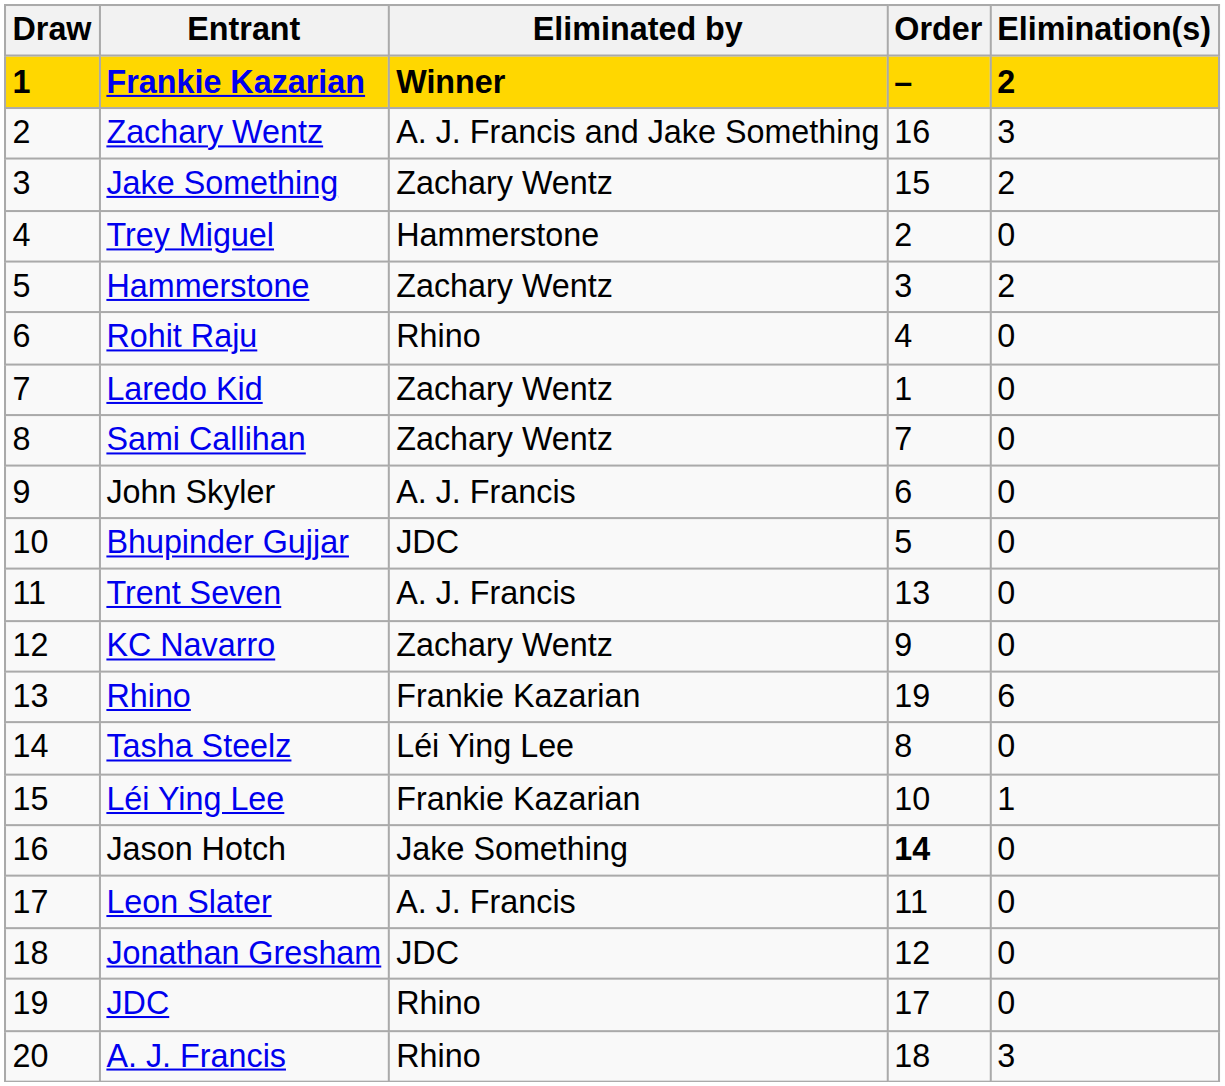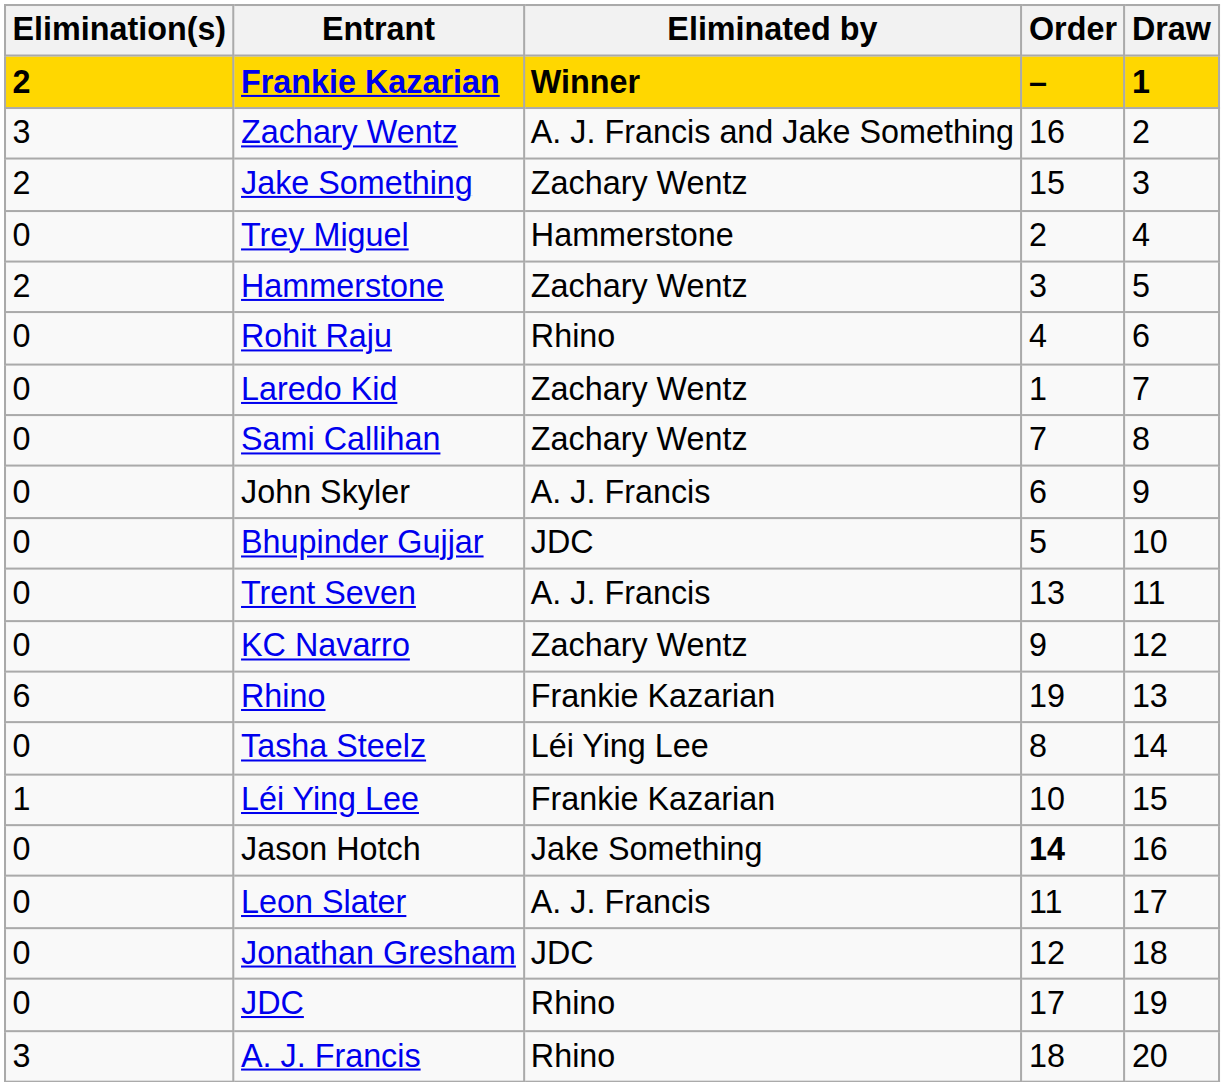columns swapped: (52, 30) <-> (1104, 30)
